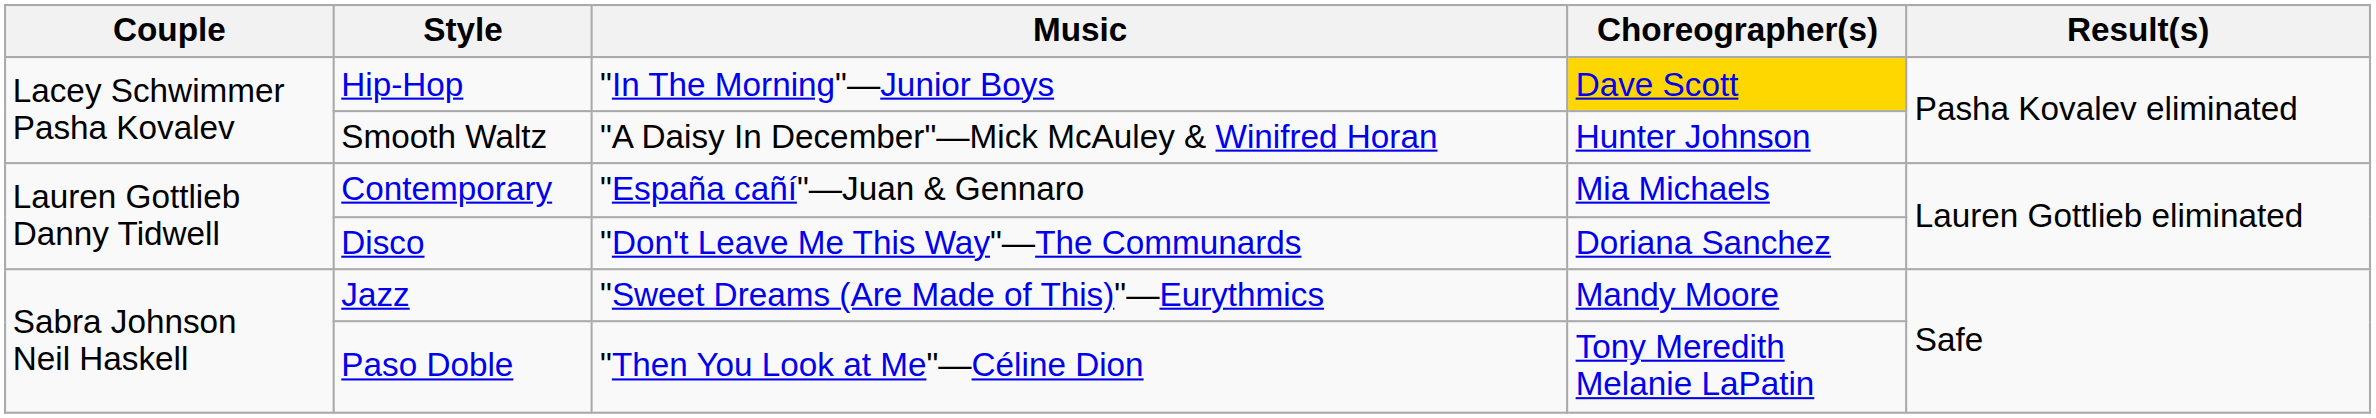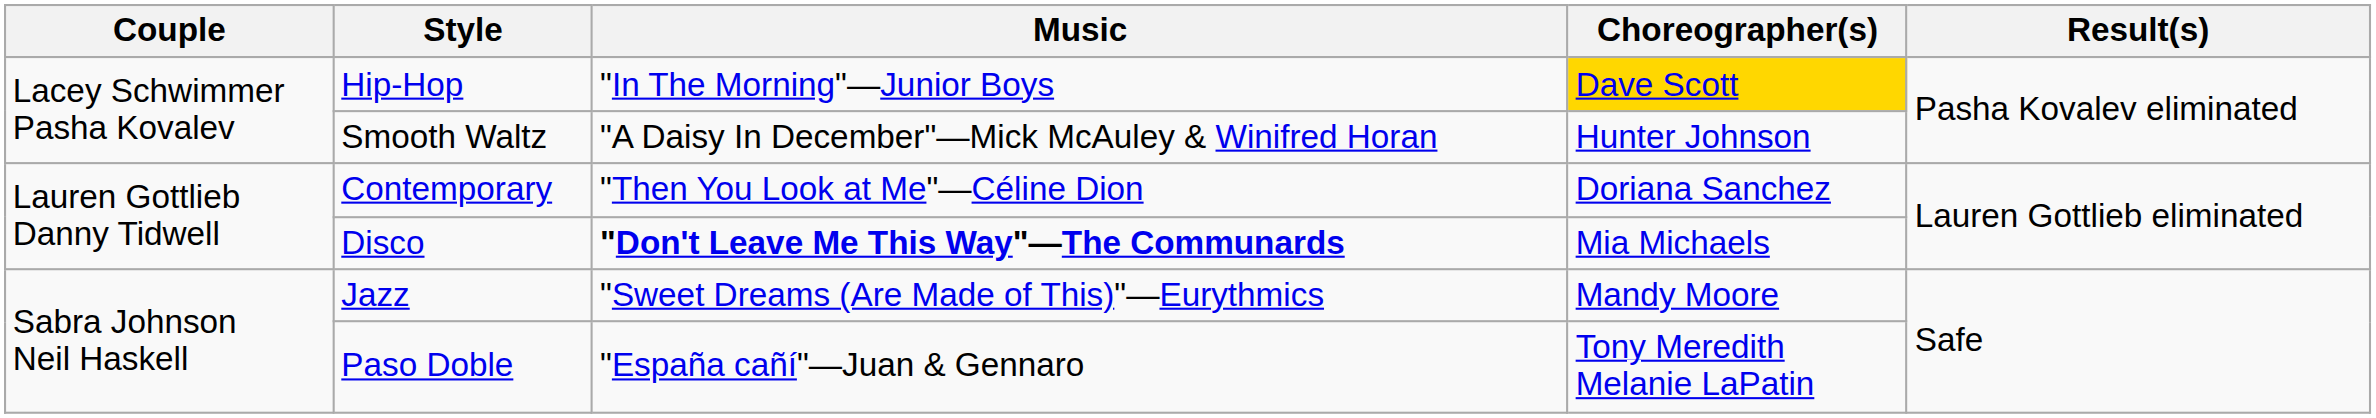(842, 189) "España cañí"—Juan & Gennaro -> (872, 189) "Then You Look at Me"—Céline Dion
(1673, 189) Mia Michaels -> (1703, 189) Doriana Sanchez
(951, 242) normal -> (972, 242) bold
(1703, 242) Doriana Sanchez -> (1673, 242) Mia Michaels
(872, 366) "Then You Look at Me"—Céline Dion -> (842, 366) "España cañí"—Juan & Gennaro
